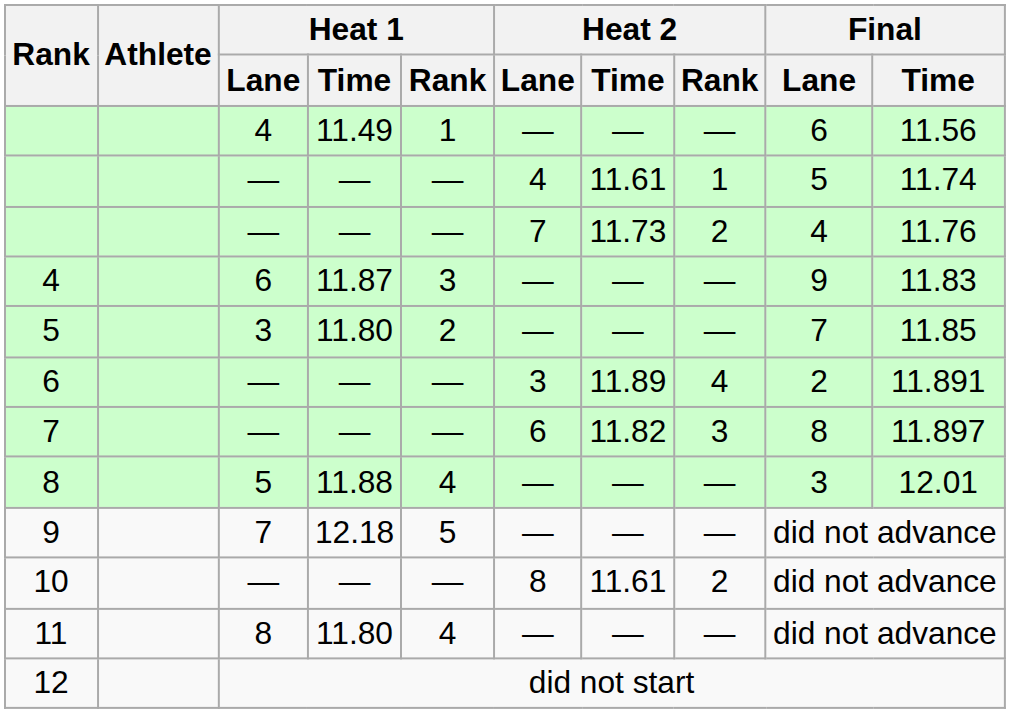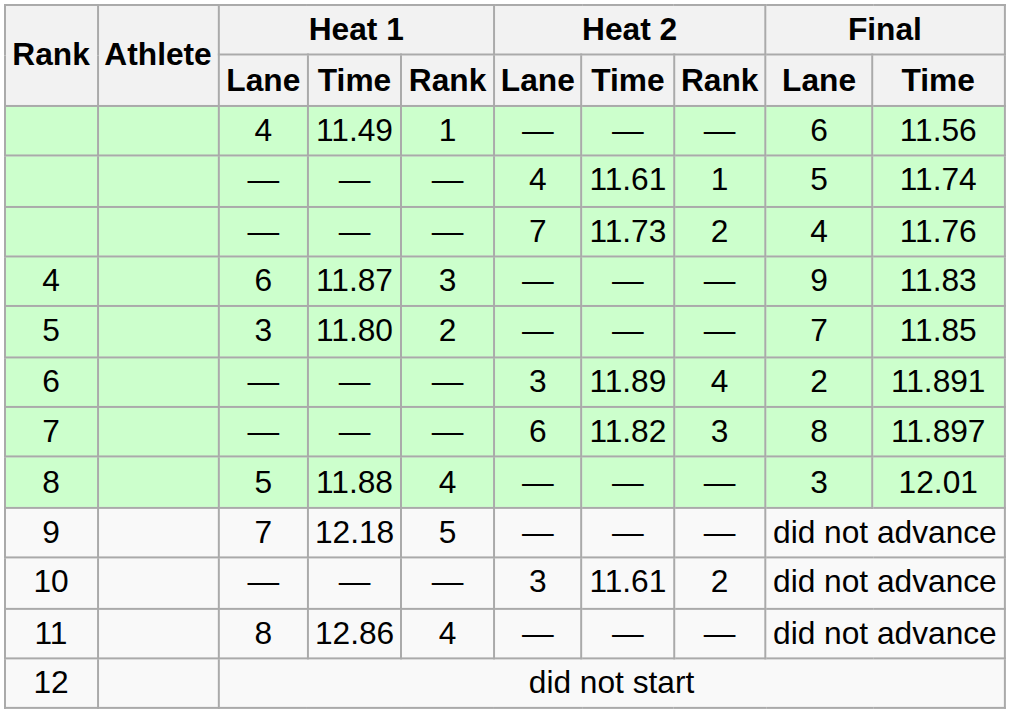(538, 582) 8 -> (538, 582) 3
(355, 632) 11.80 -> (355, 632) 12.86
